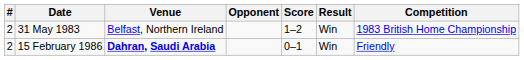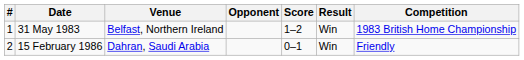(10, 30) 2 -> (10, 30) 1
(161, 47) bold -> (158, 47) normal
